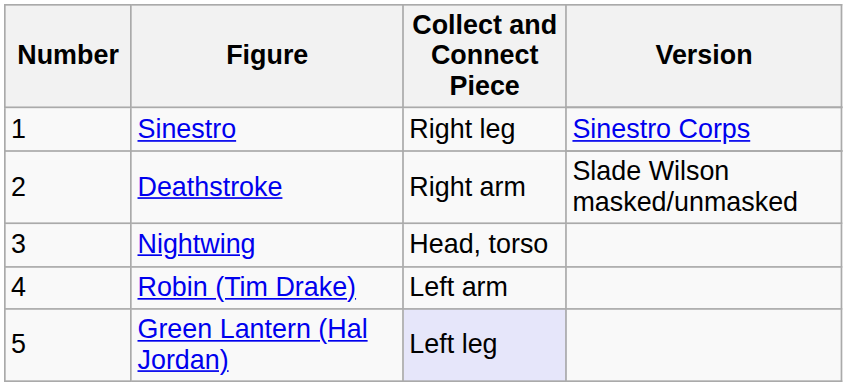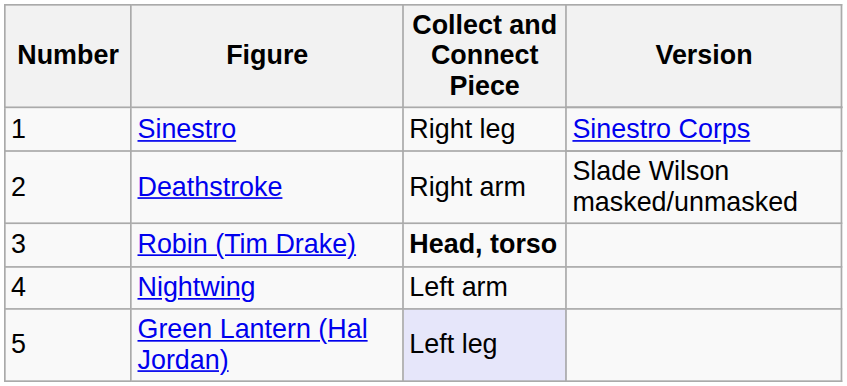(197, 244) Nightwing -> (247, 244) Robin (Tim Drake)
(479, 244) normal -> (483, 244) bold
(247, 287) Robin (Tim Drake) -> (197, 287) Nightwing
